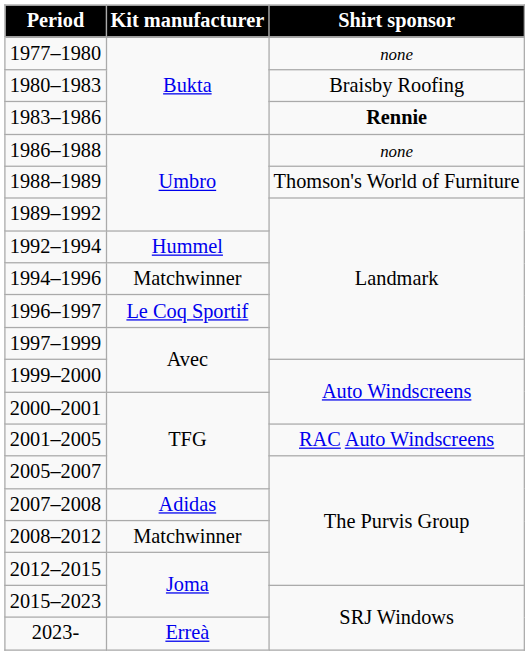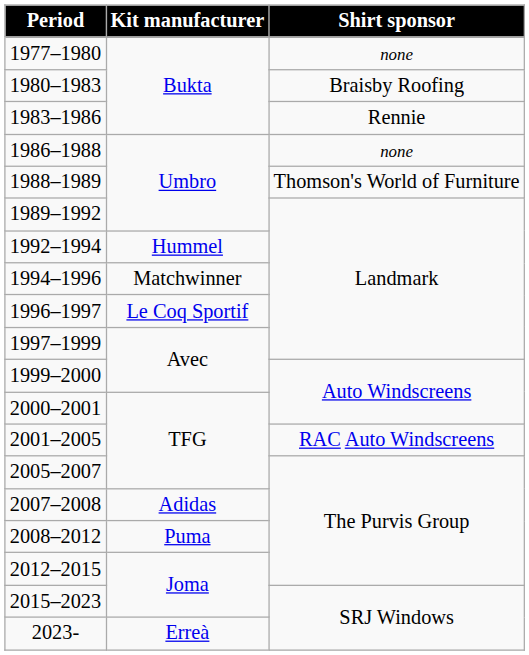(397, 117) bold -> (397, 117) normal
(187, 536) Matchwinner -> (187, 536) Puma
